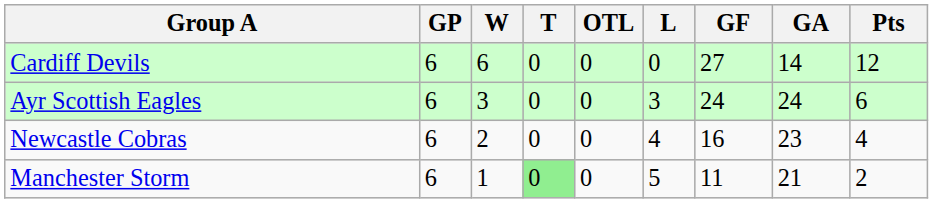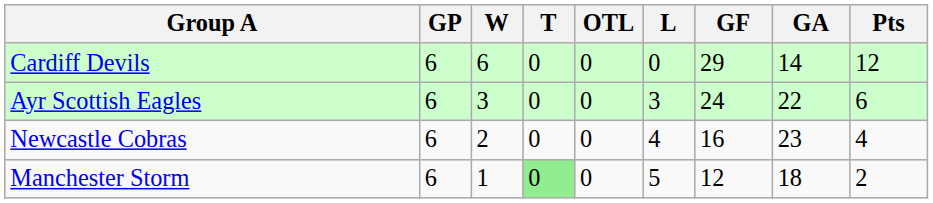(712, 62) 27 -> (712, 62) 29
(790, 100) 24 -> (790, 100) 22
(712, 178) 11 -> (712, 178) 12
(790, 178) 21 -> (790, 178) 18
